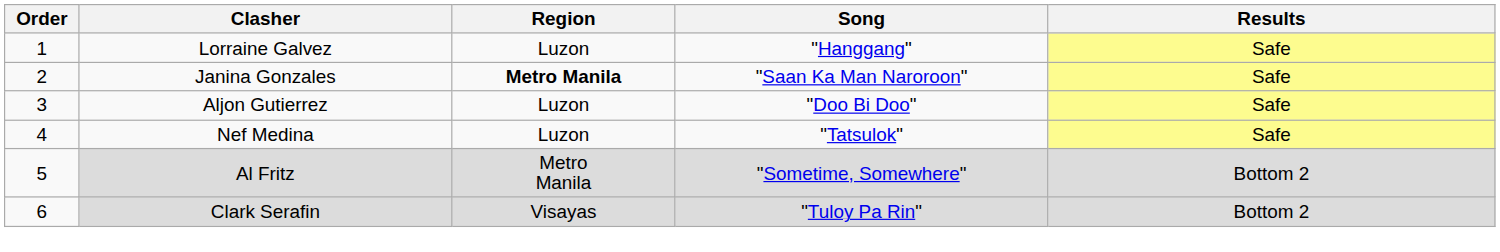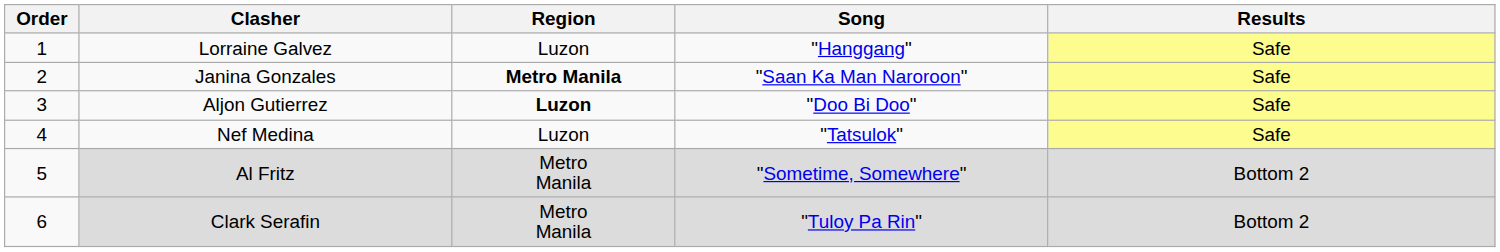(563, 105) normal -> (563, 105) bold
(563, 212) Visayas -> (563, 222) Metro Manila
